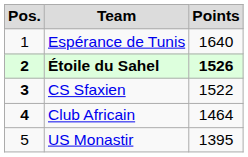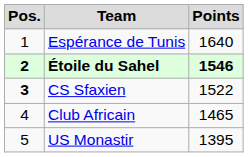(216, 66) 1526 -> (216, 66) 1546
(24, 115) bold -> (24, 115) normal
(216, 115) 1464 -> (216, 115) 1465
